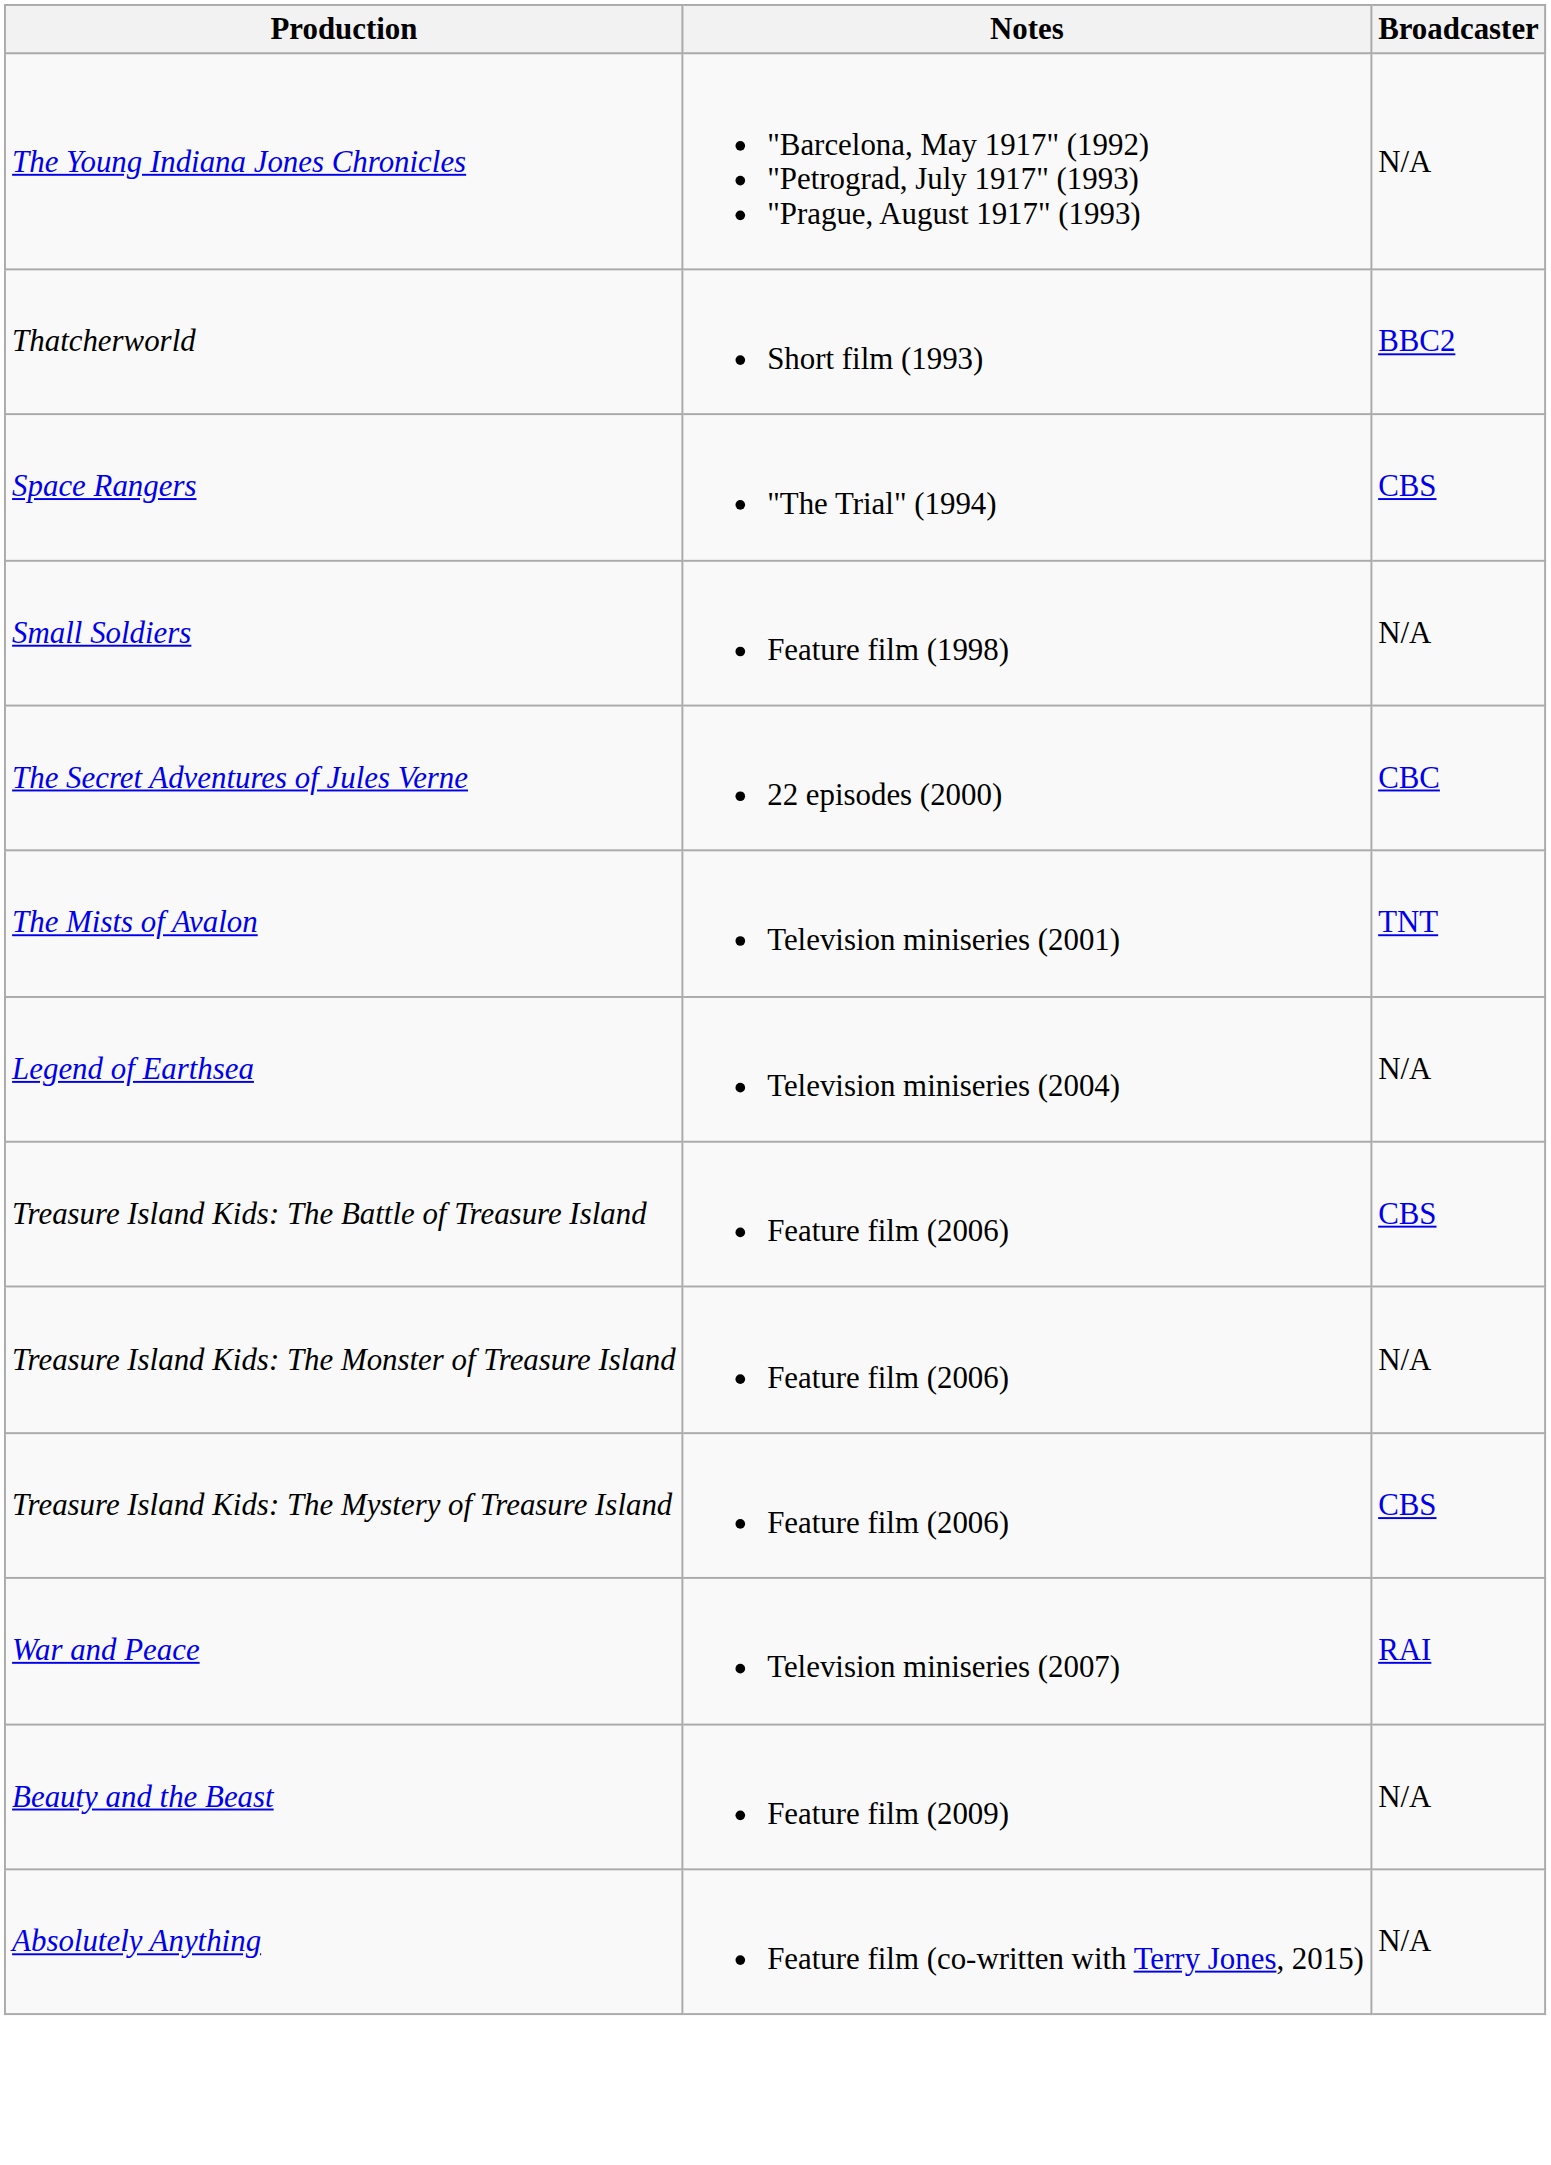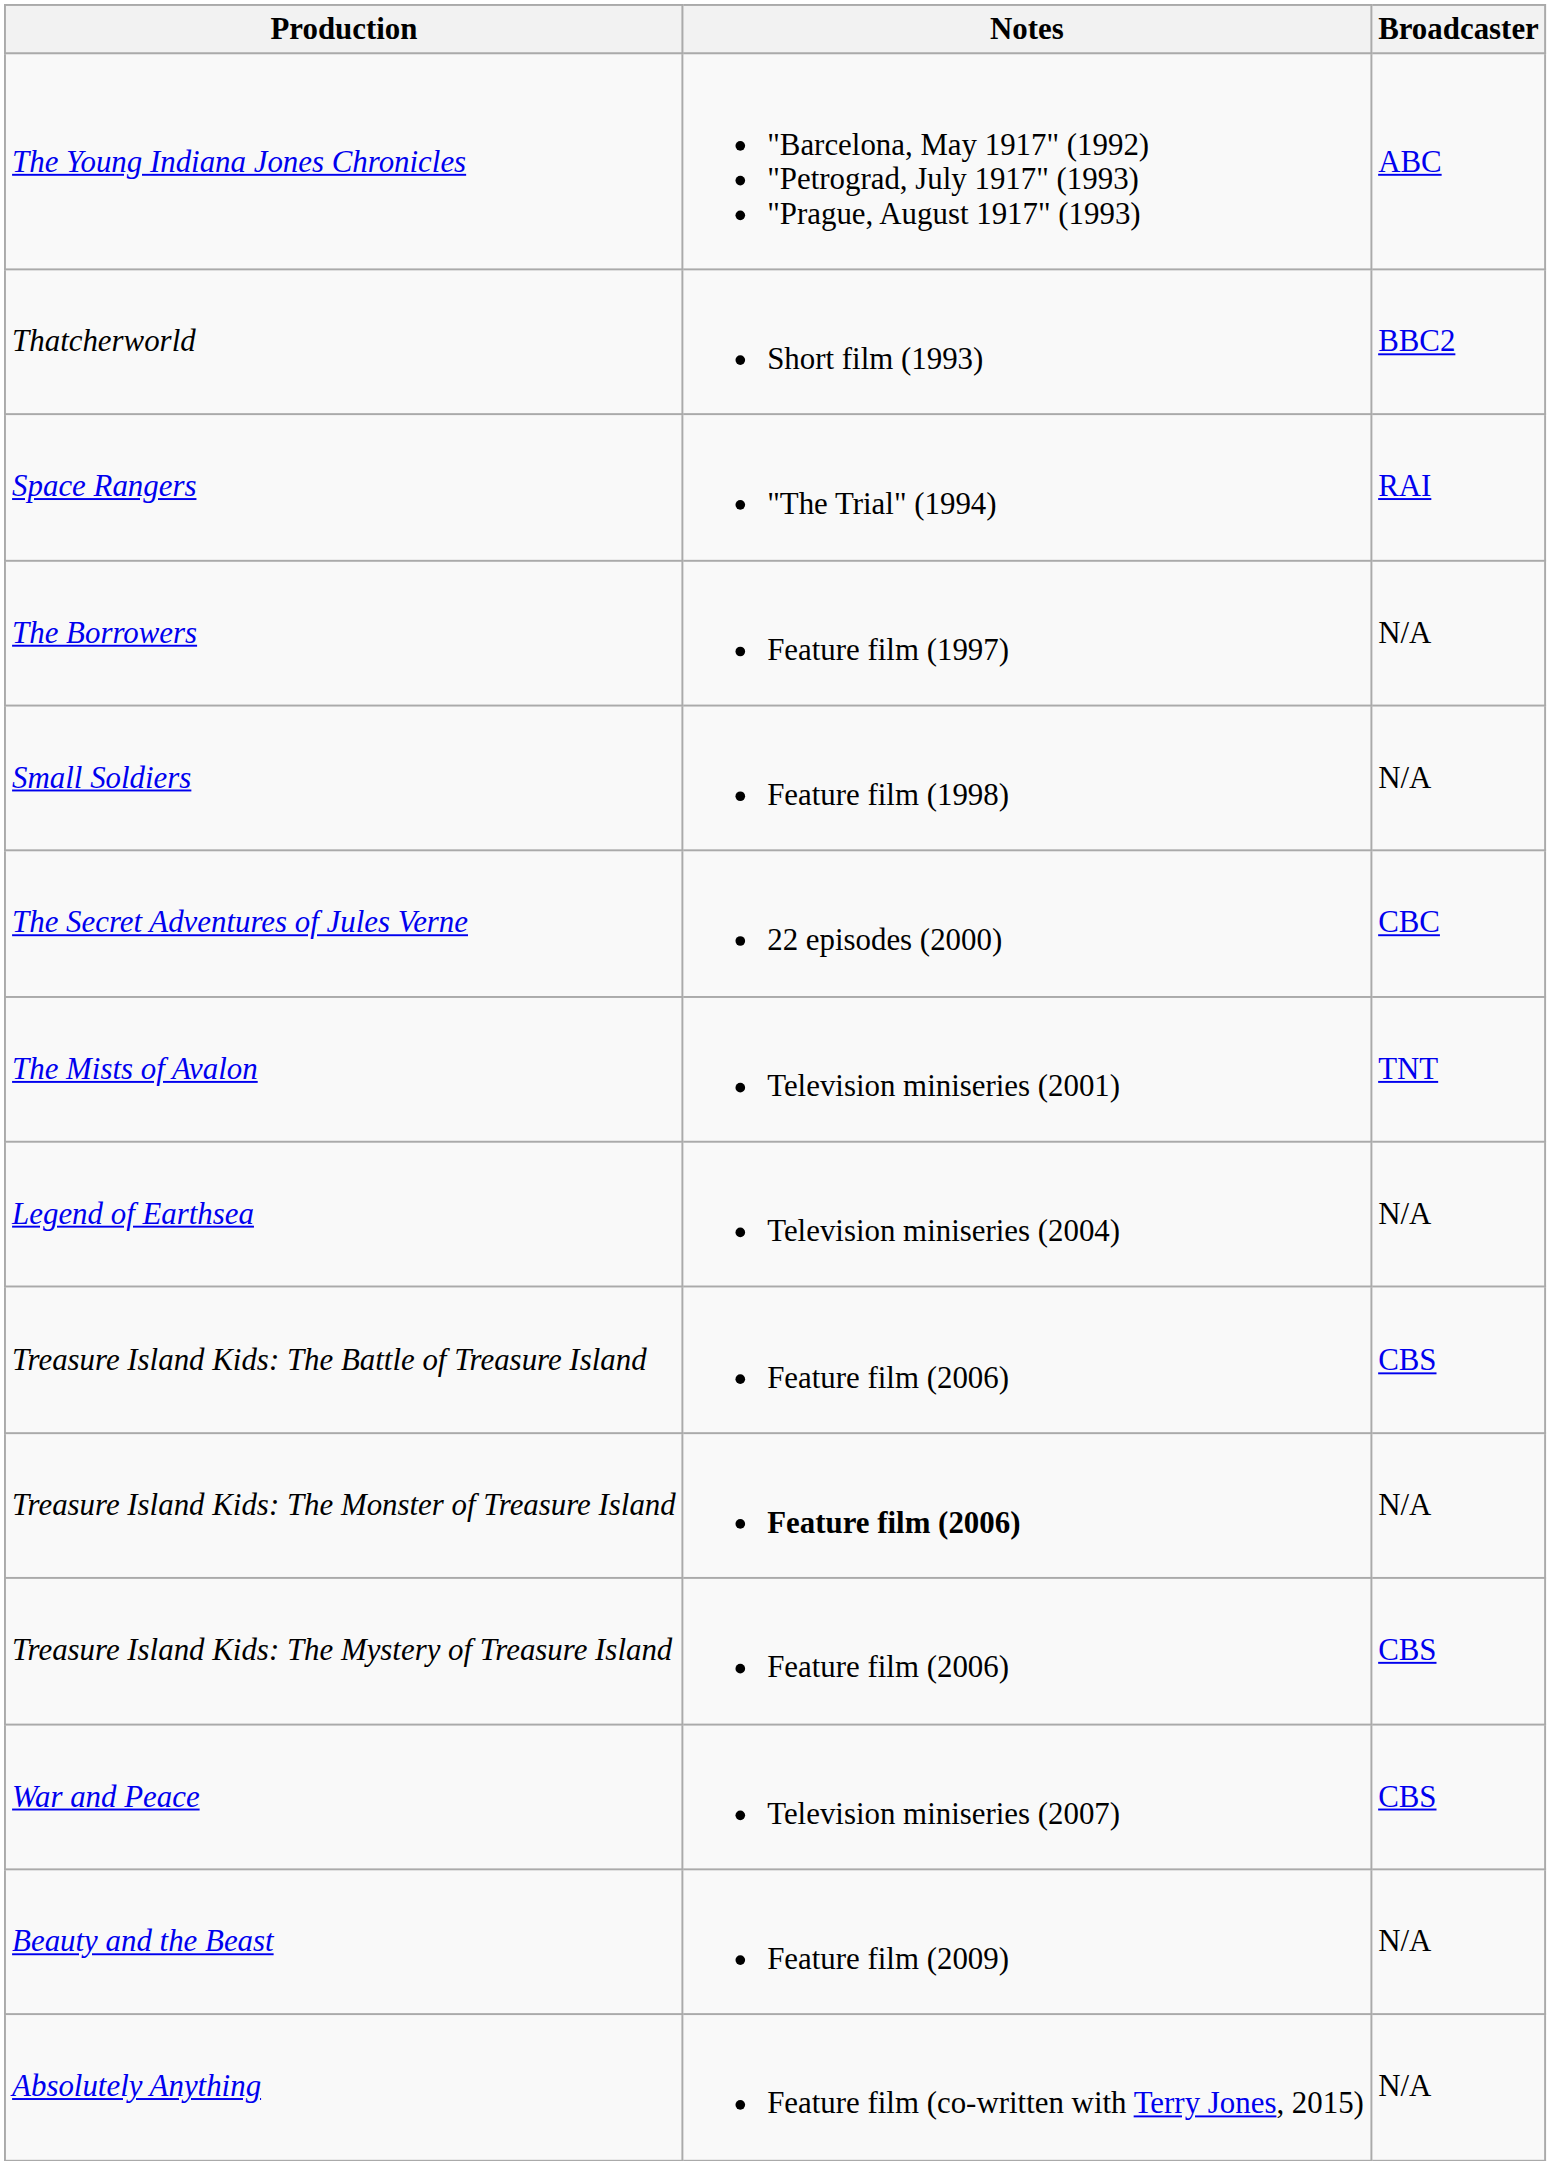(1405, 160) N/A -> (1410, 160) ABC
(1407, 486) CBS -> (1405, 486) RAI
+ row: (105, 632)
(1027, 1377) normal -> (1027, 1523) bold
(1405, 1650) RAI -> (1407, 1795) CBS
